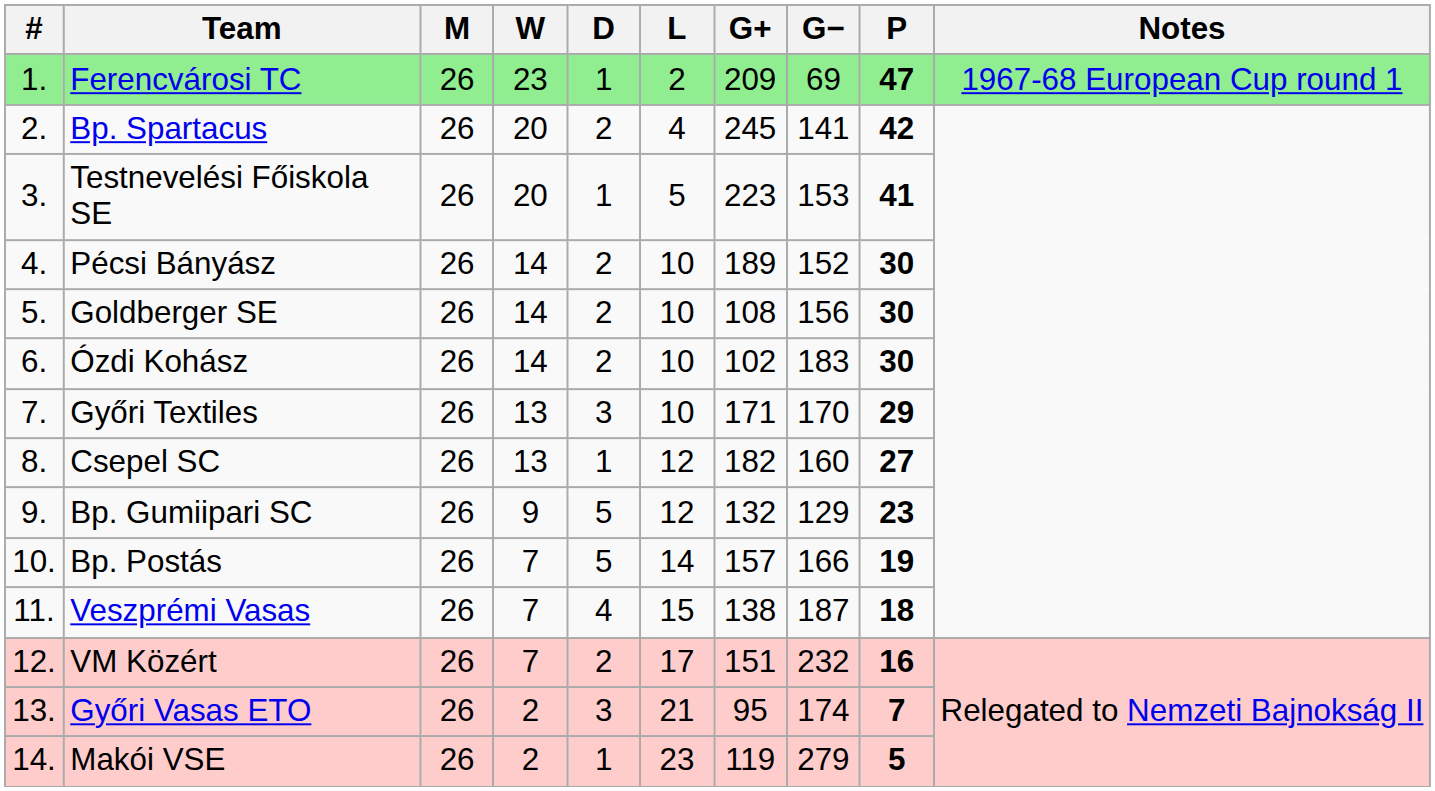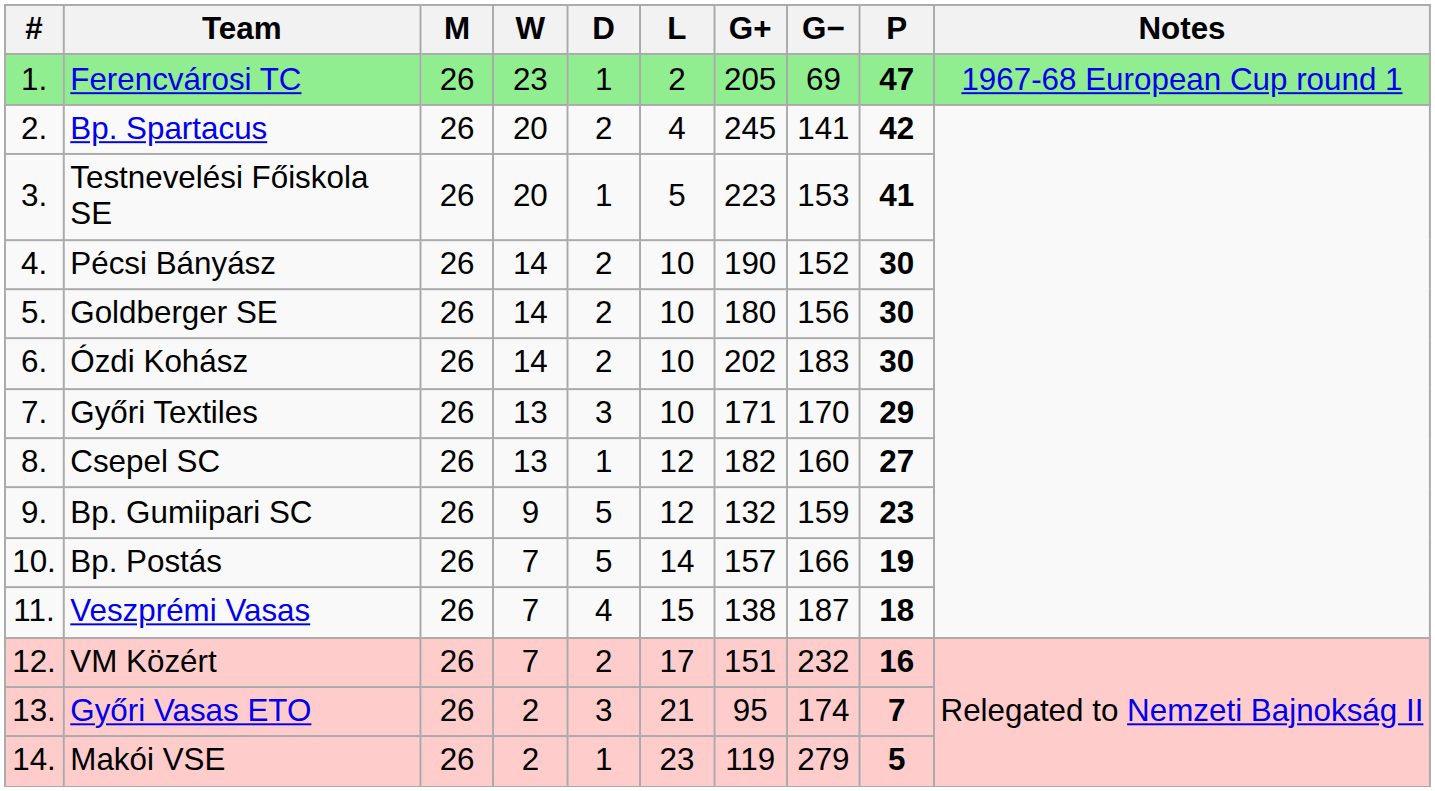(750, 79) 209 -> (750, 79) 205
(750, 263) 189 -> (750, 263) 190
(750, 313) 108 -> (750, 313) 180
(750, 363) 102 -> (750, 363) 202
(823, 512) 129 -> (823, 512) 159
